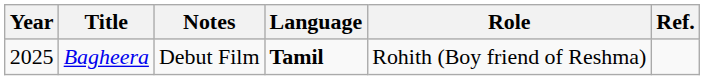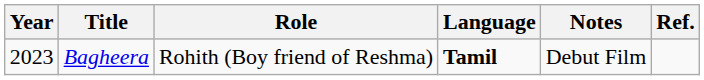columns swapped: (509, 21) <-> (209, 21)
(32, 56) 2025 -> (32, 56) 2023
